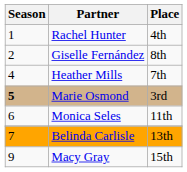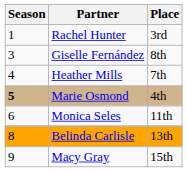(158, 34) 4th -> (159, 34) 3rd
(11, 55) 2 -> (11, 55) 3
(159, 95) 3rd -> (158, 95) 4th
(11, 136) 7 -> (11, 136) 8
